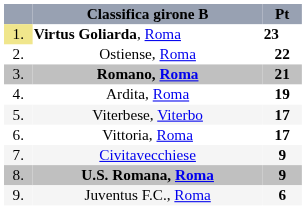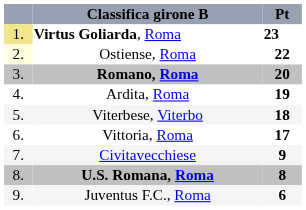(18, 54) no background -> (18, 54) lightyellow background
(282, 74) 21 -> (282, 74) 20
(282, 114) 17 -> (282, 114) 18
(282, 175) 9 -> (282, 175) 8
